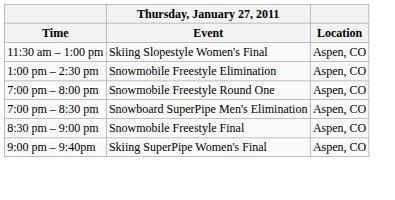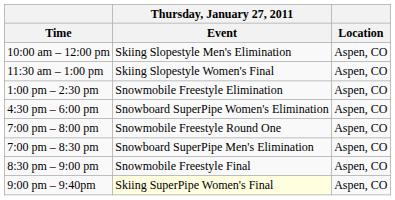+ row: (58, 52)
+ row: (53, 109)
(188, 147) no background -> (194, 185) lightyellow background
